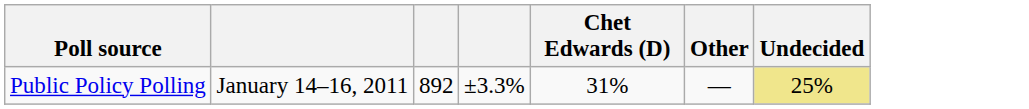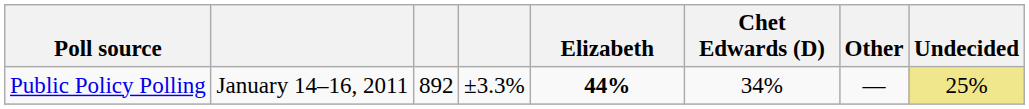+ column: (607, 48)
(607, 85) 31% -> (762, 85) 34%
